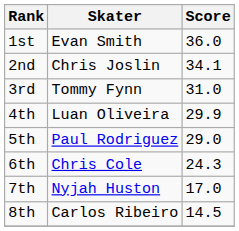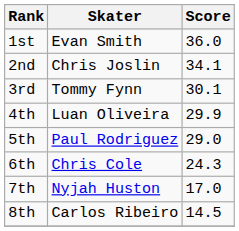(204, 91) 31.0 -> (204, 91) 30.1
